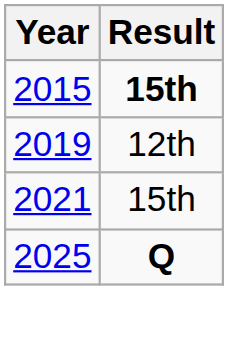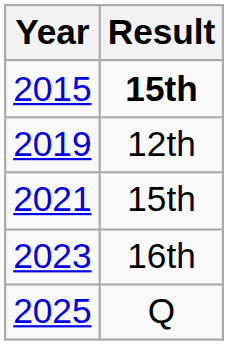+ row: (52, 255)
(162, 255) bold -> (162, 311) normal
